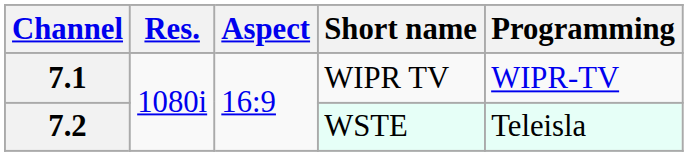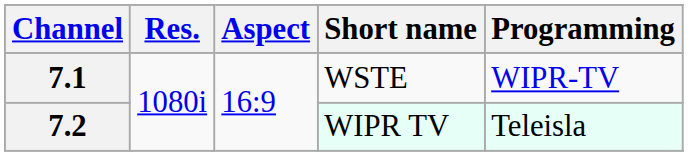(387, 77) WIPR TV -> (366, 77) WSTE
(366, 126) WSTE -> (387, 126) WIPR TV
